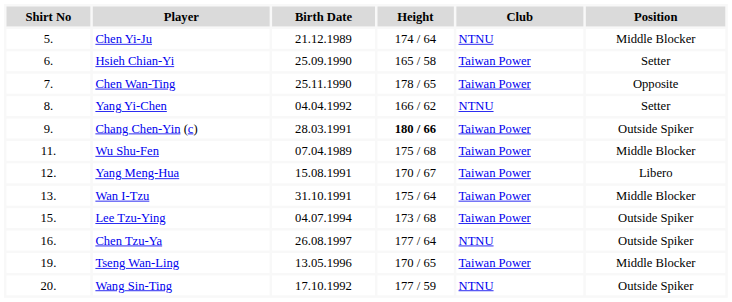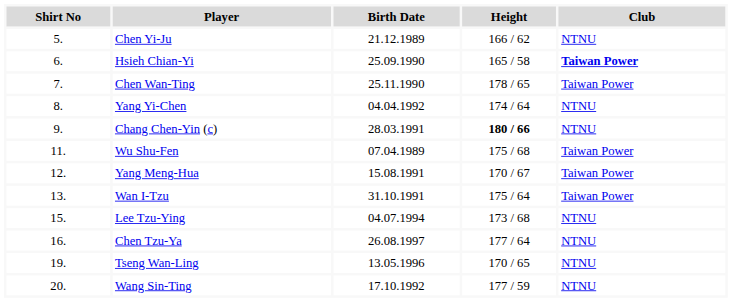- column: (656, 16)
(415, 38) 174 / 64 -> (509, 38) 166 / 62
(495, 61) normal -> (600, 61) bold
(415, 106) 166 / 62 -> (509, 106) 174 / 64
(495, 128) Taiwan Power -> (579, 128) NTNU
(495, 218) Taiwan Power -> (579, 218) NTNU
(495, 263) Taiwan Power -> (579, 263) NTNU
